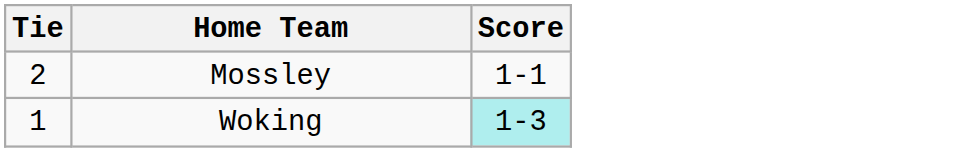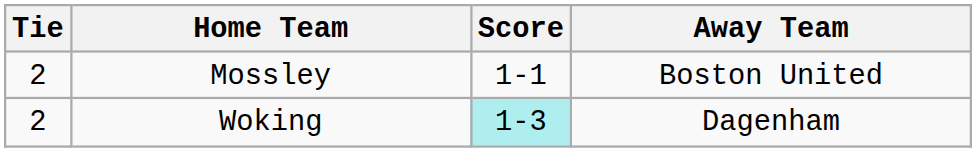+ column: (771, 29)
(38, 122) 1 -> (38, 122) 2
